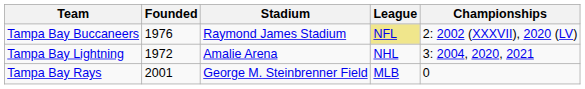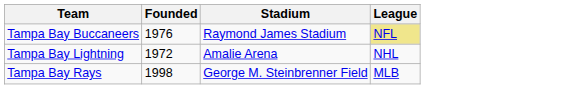- column: (500, 14)
(159, 73) 2001 -> (159, 73) 1998
